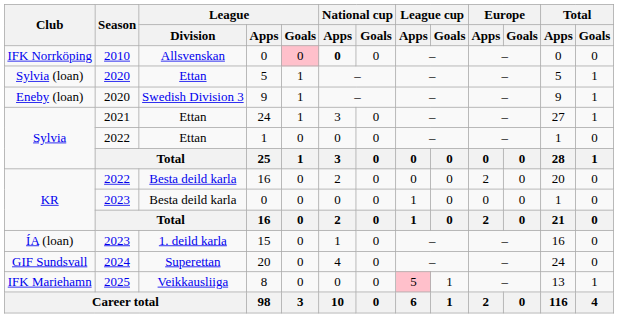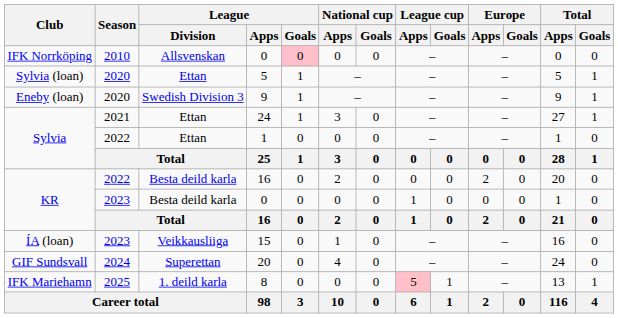(338, 55) bold -> (338, 55) normal
(193, 240) 1. deild karla -> (193, 240) Veikkausliiga
(193, 281) Veikkausliiga -> (193, 281) 1. deild karla
